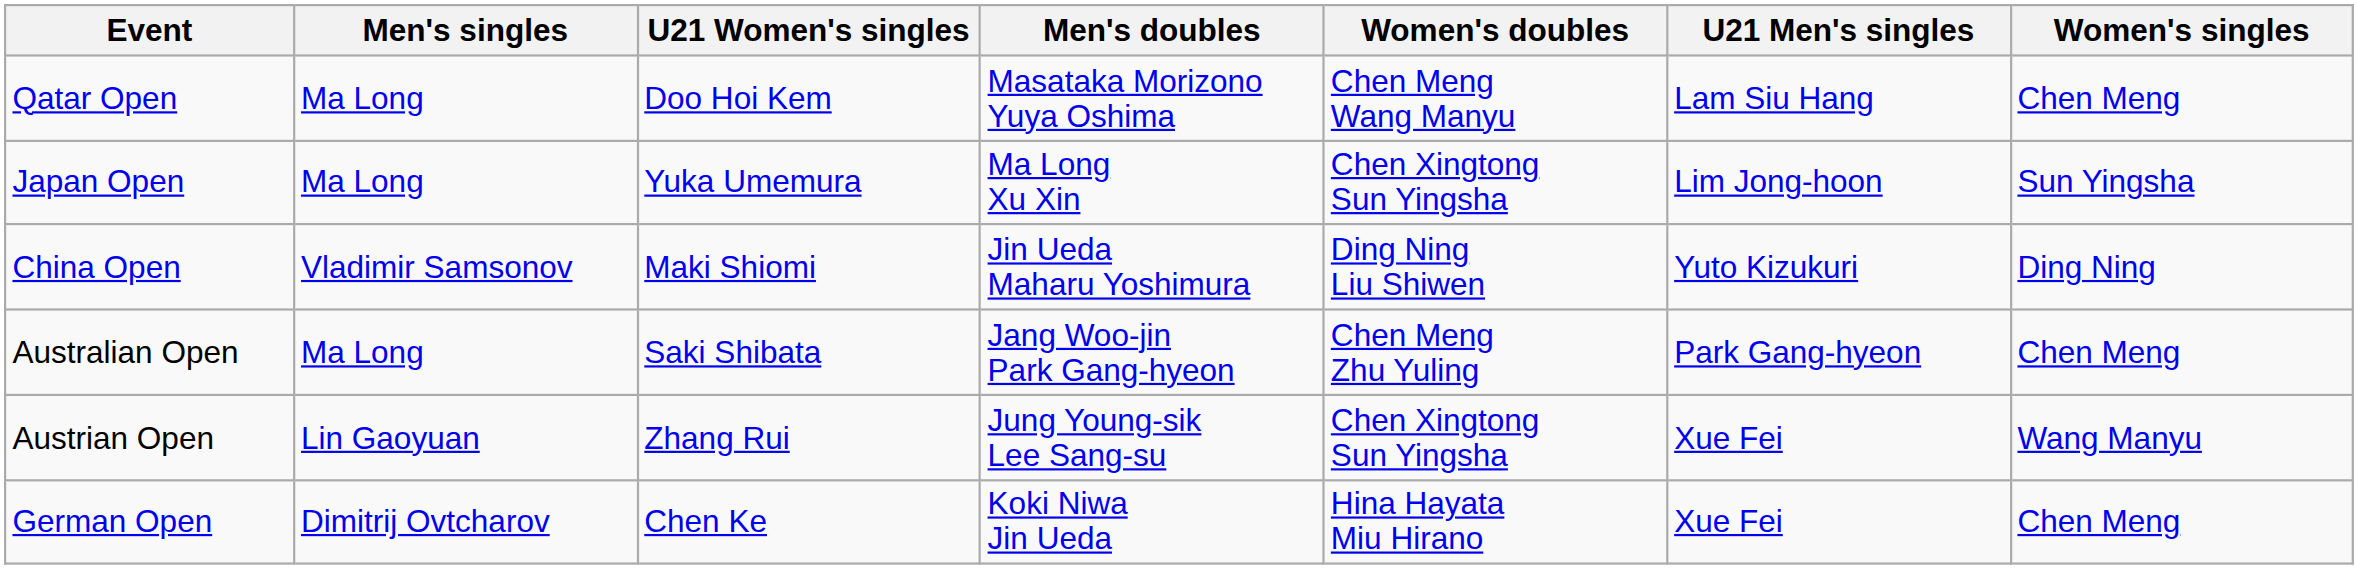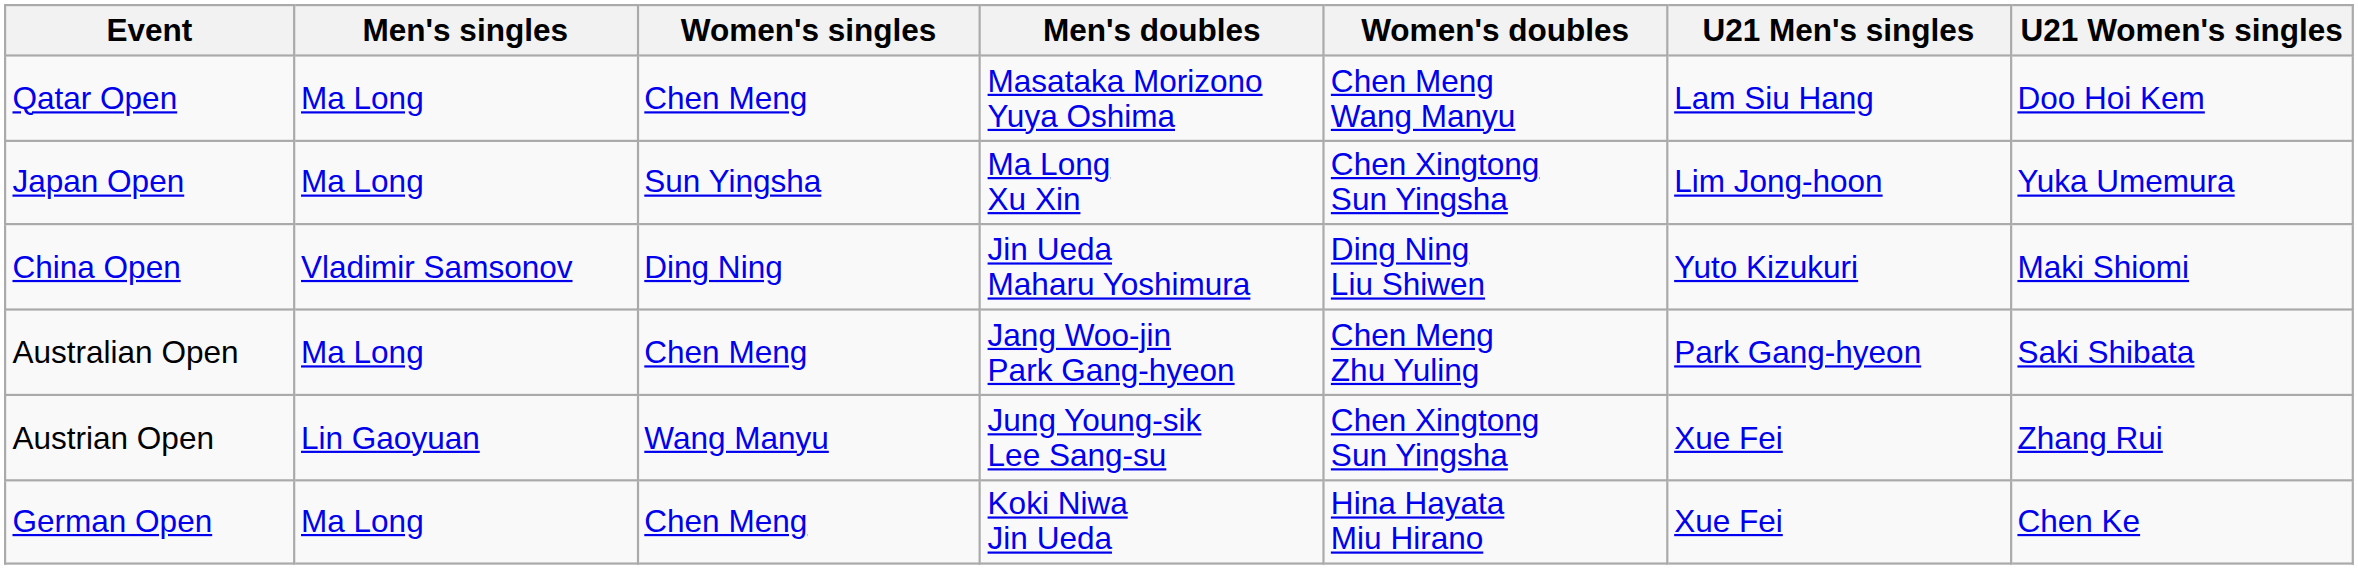columns swapped: (2182, 30) <-> (809, 30)
(425, 522) Dimitrij Ovtcharov -> (362, 522) Ma Long
